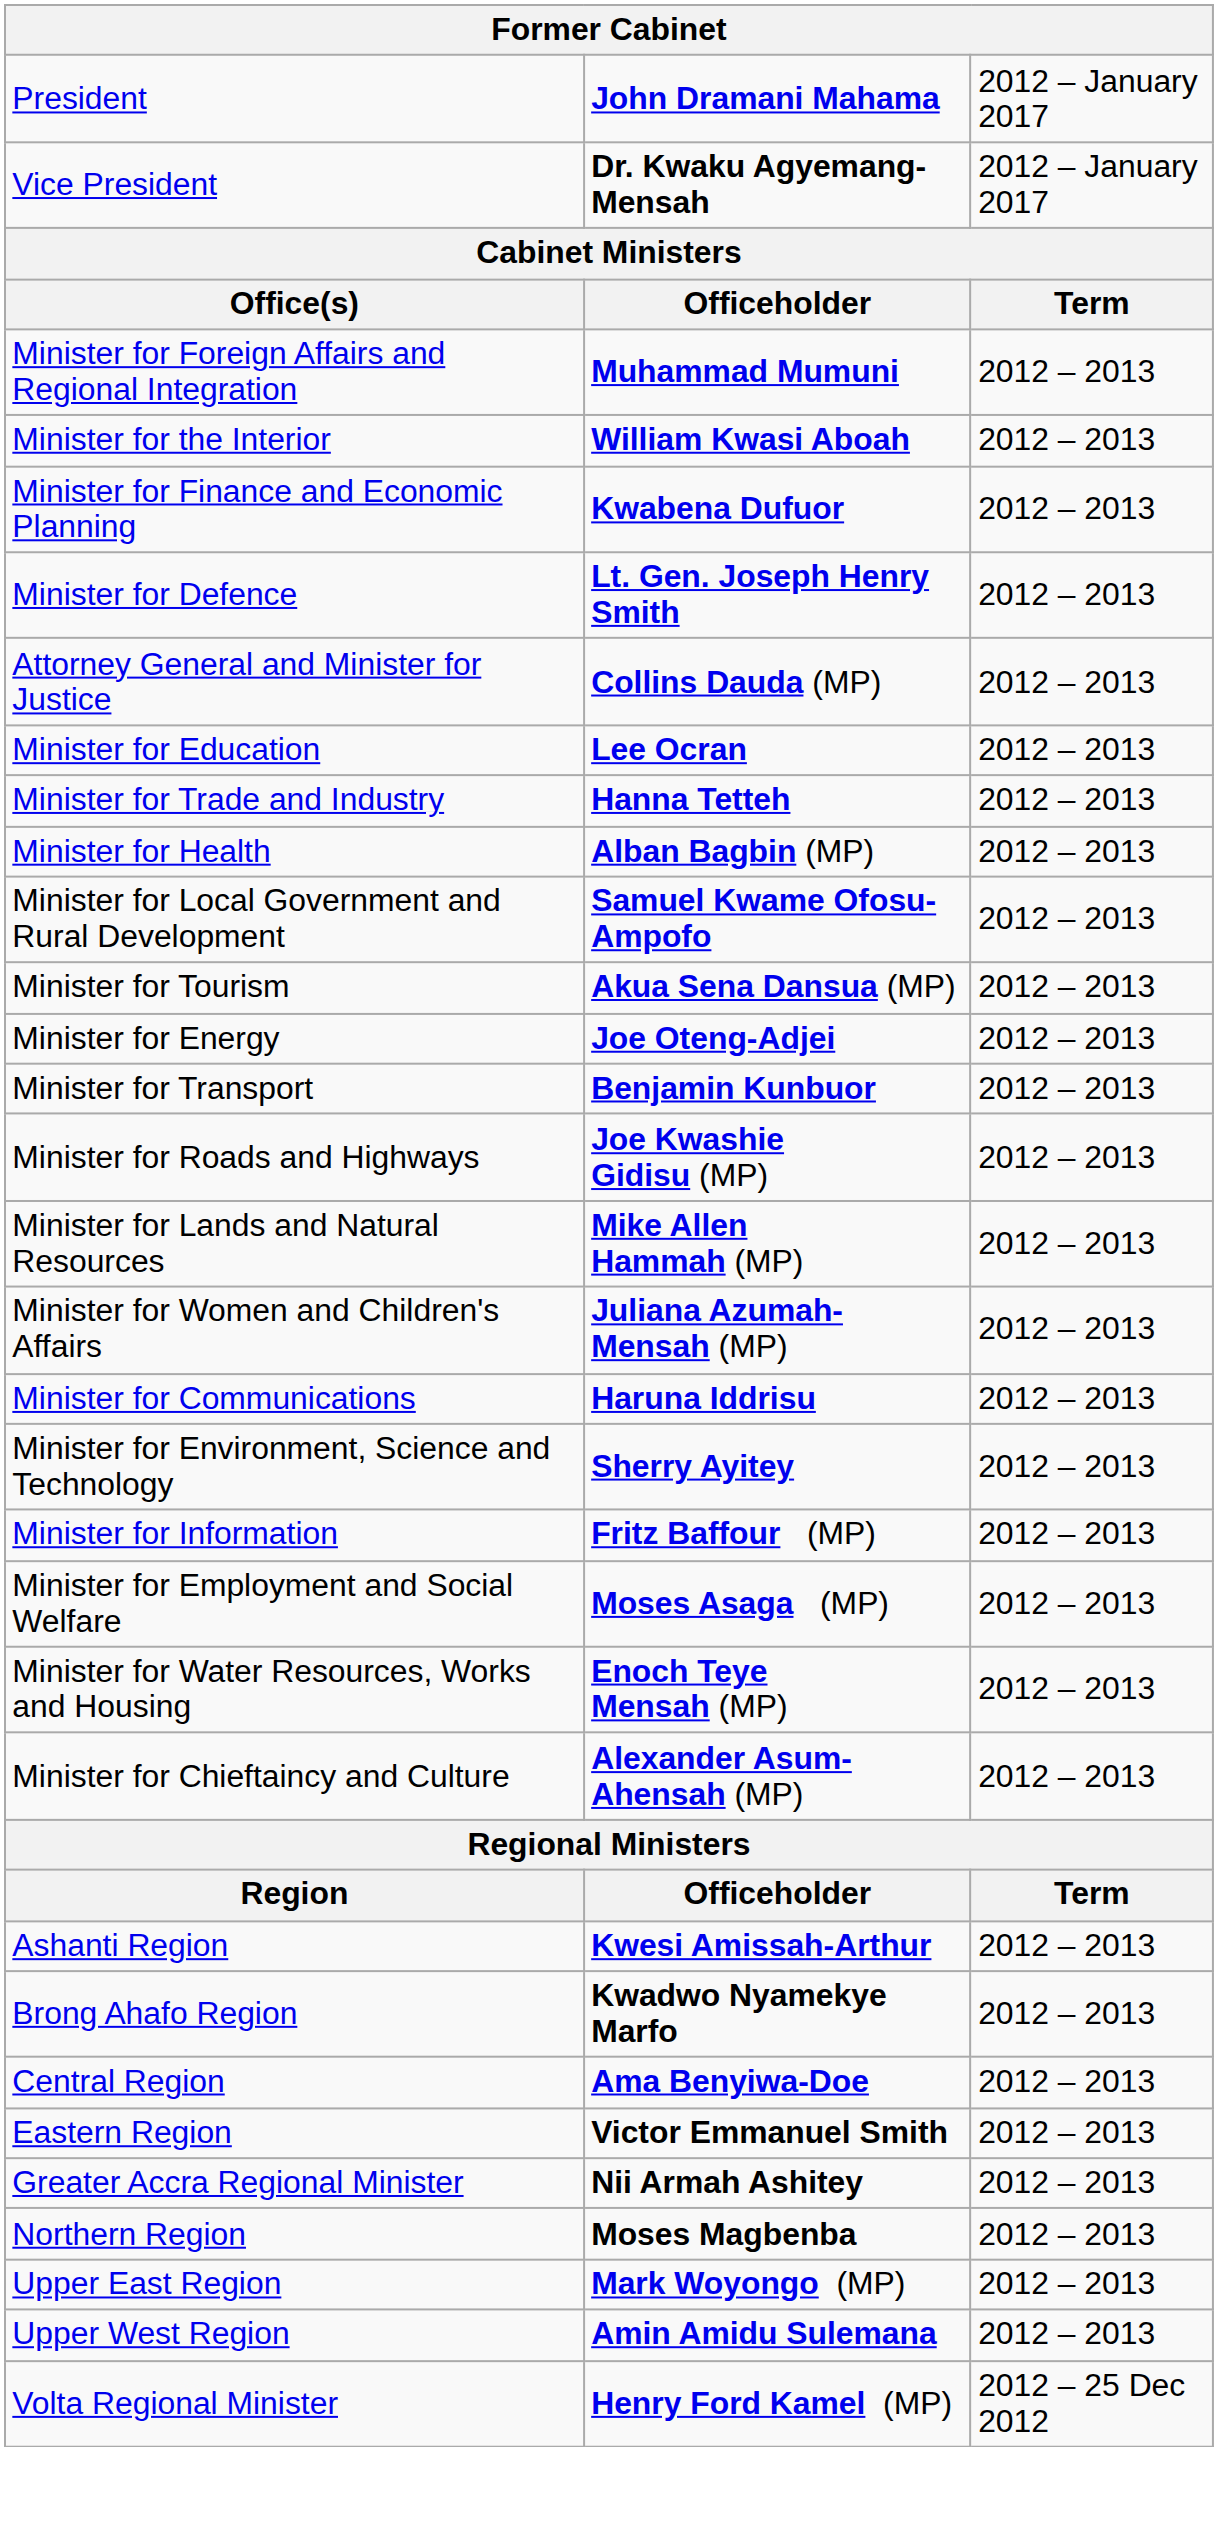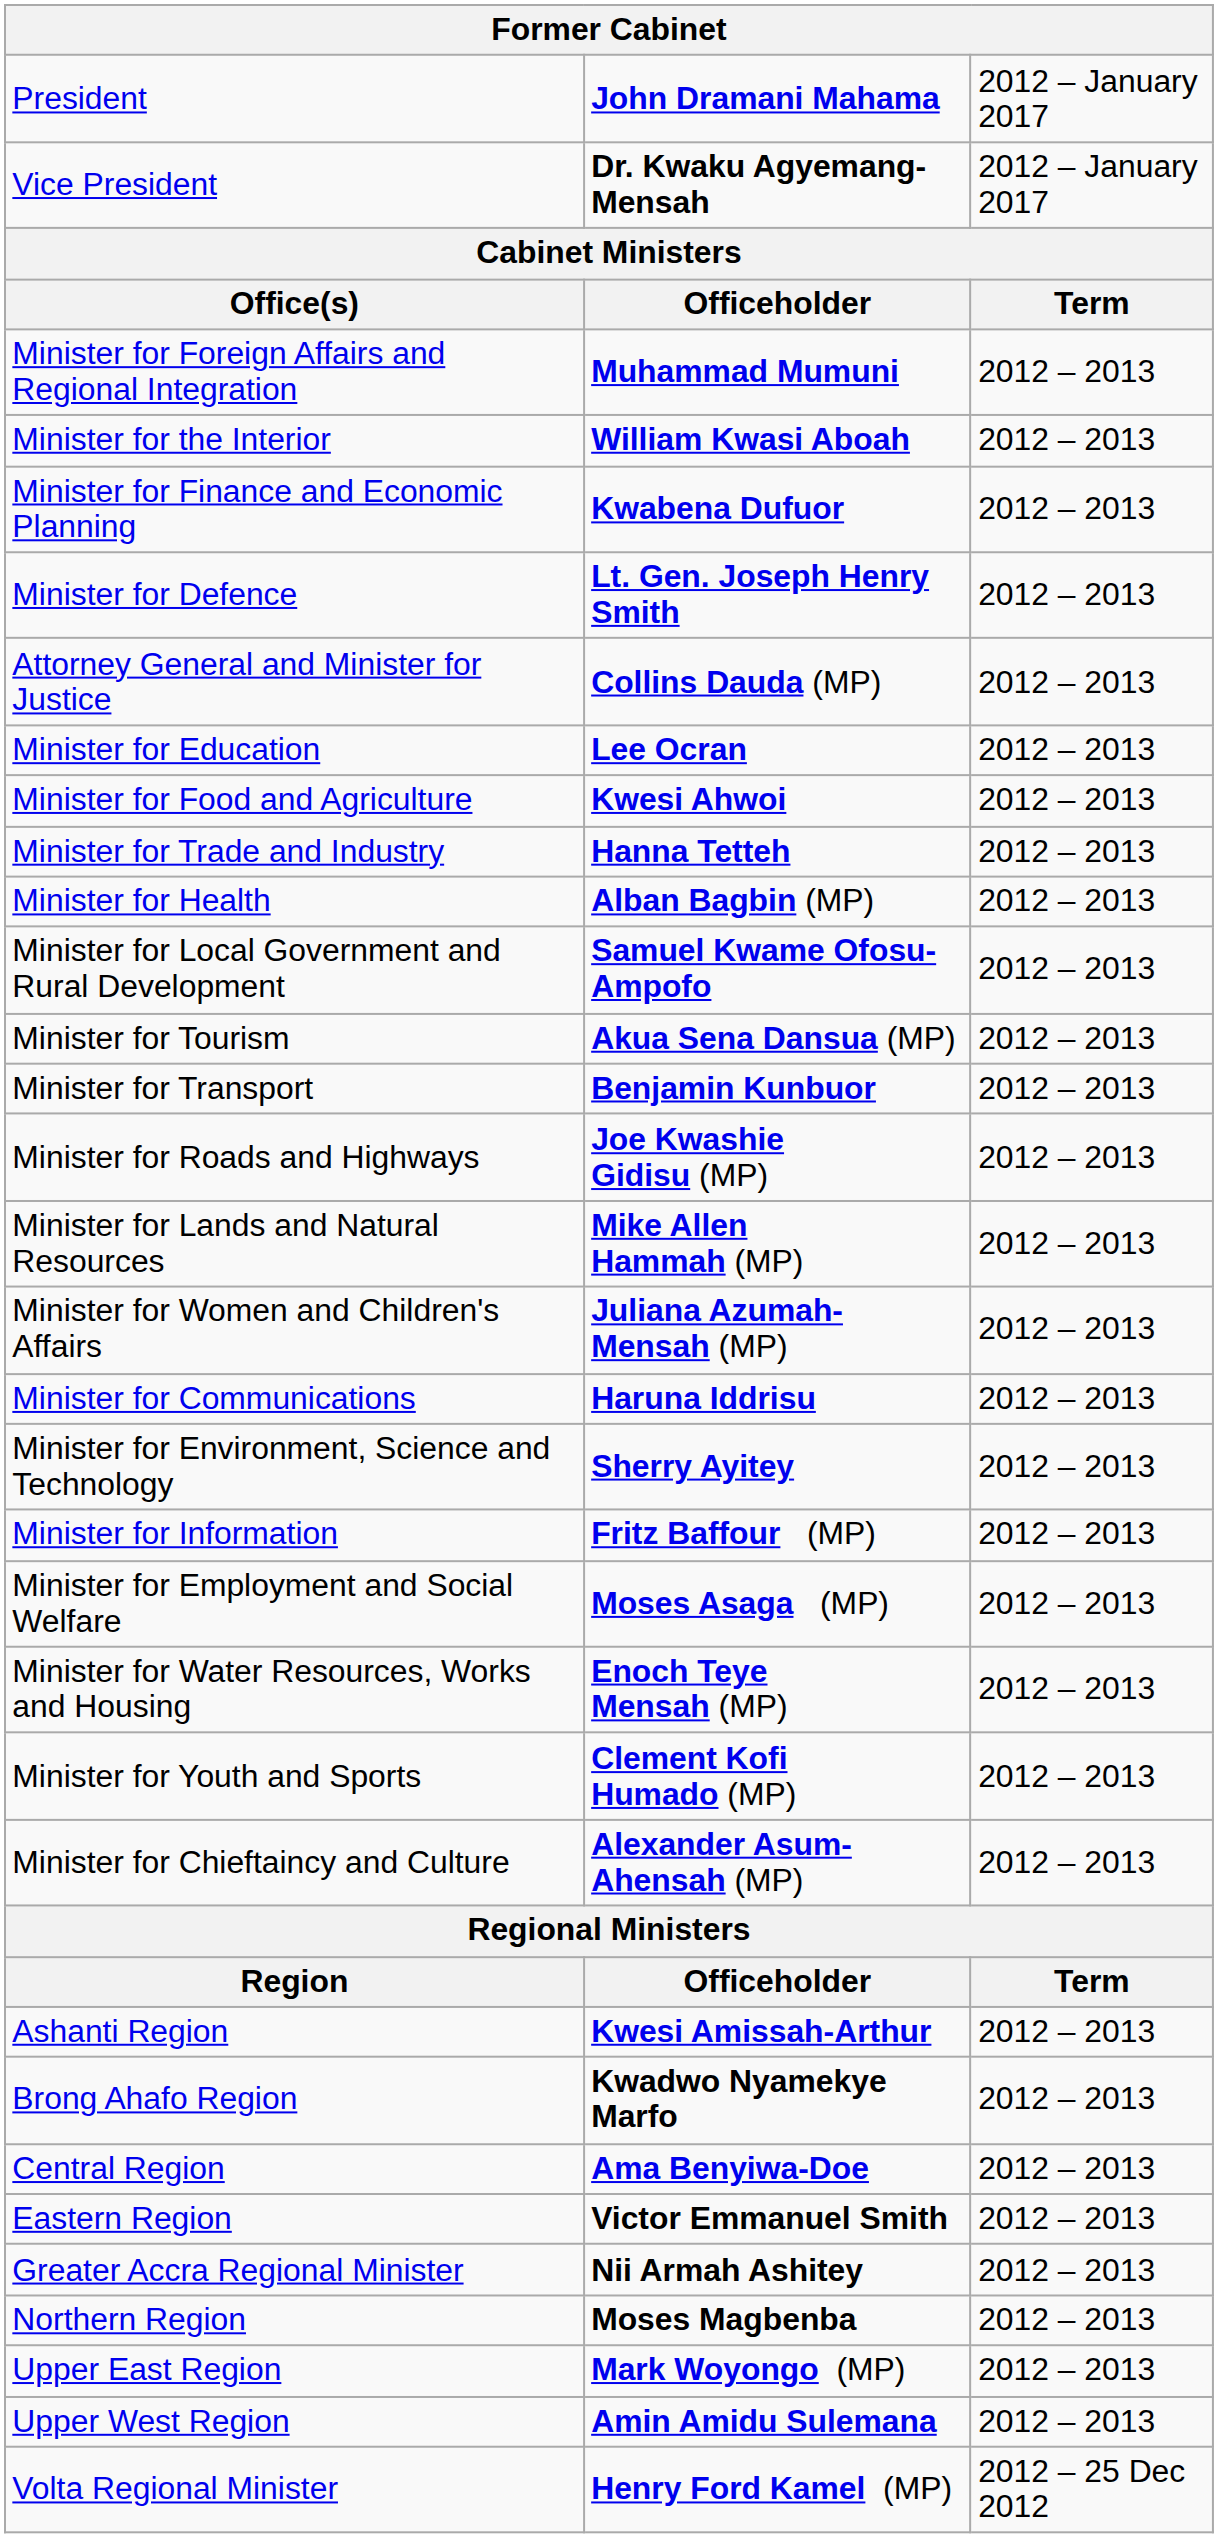+ row: (242, 800)
- row: (146, 1037)
+ row: (217, 1775)
